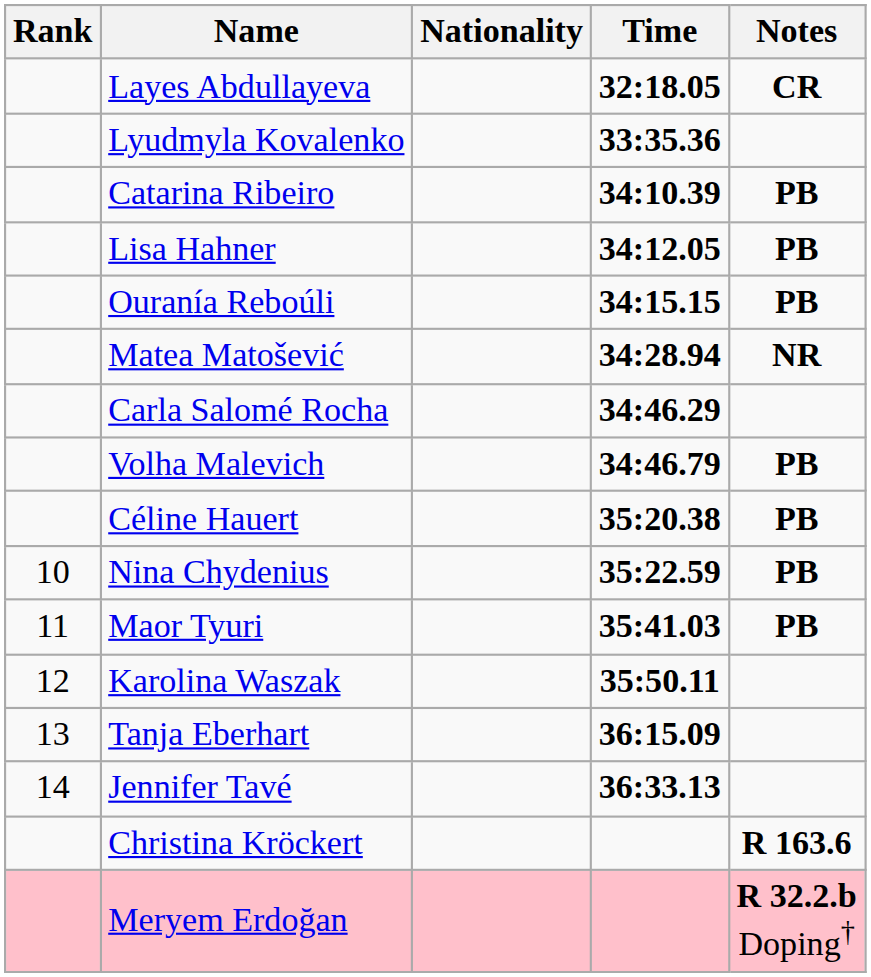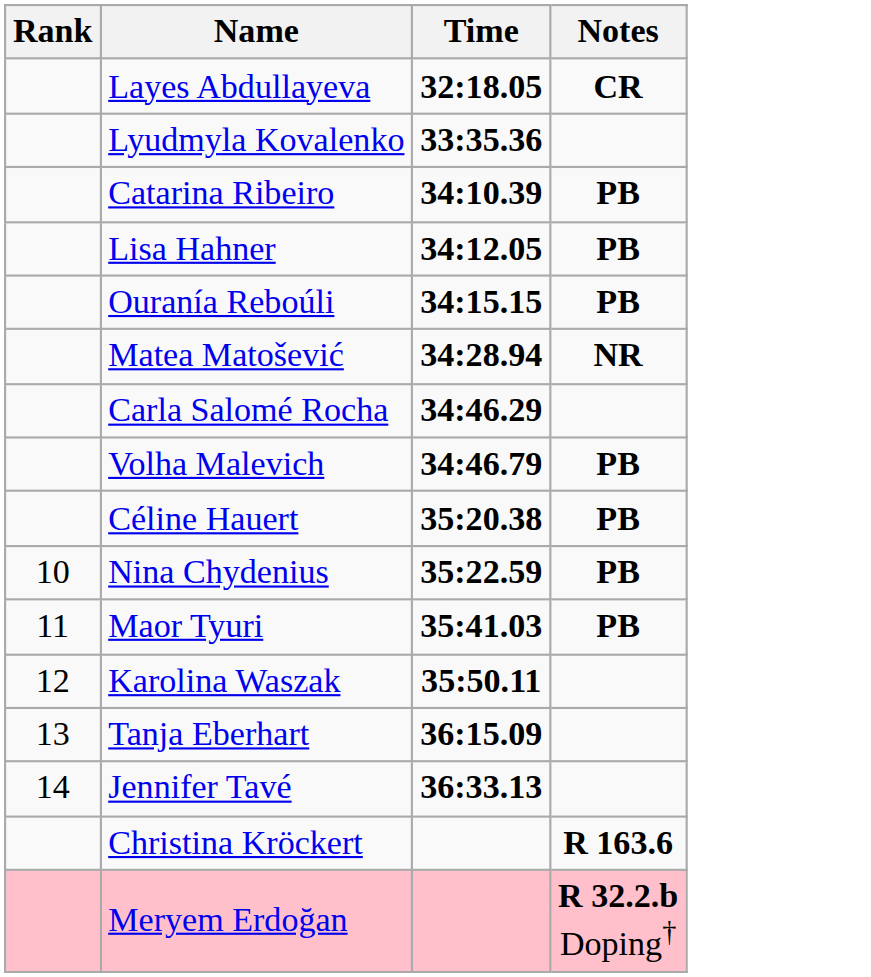- column: (502, 31)
